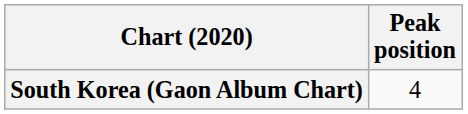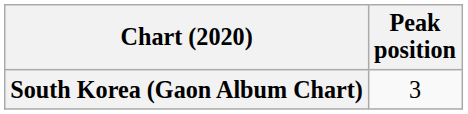(415, 89) 4 -> (415, 89) 3
